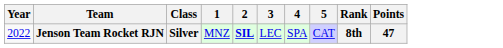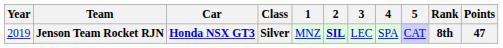+ column: (212, 14)
(19, 33) 2022 -> (19, 33) 2019
